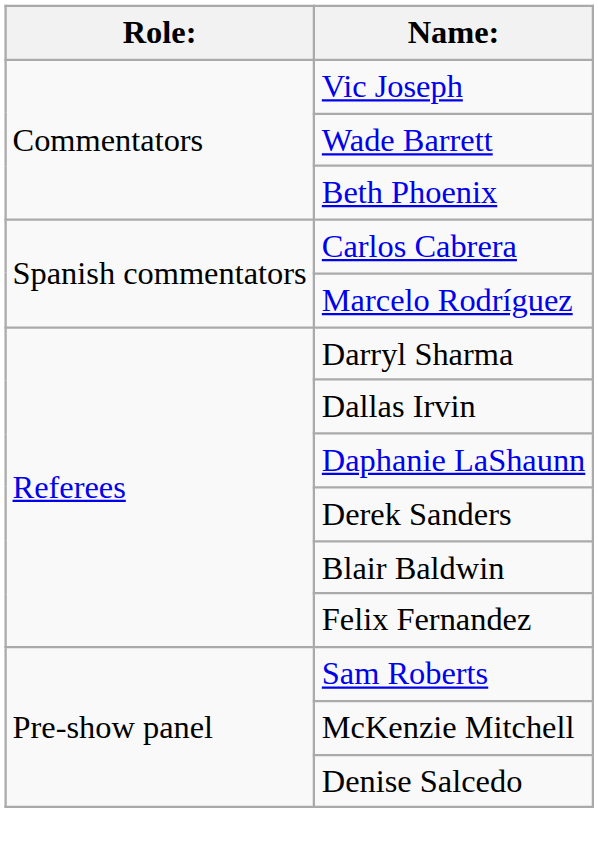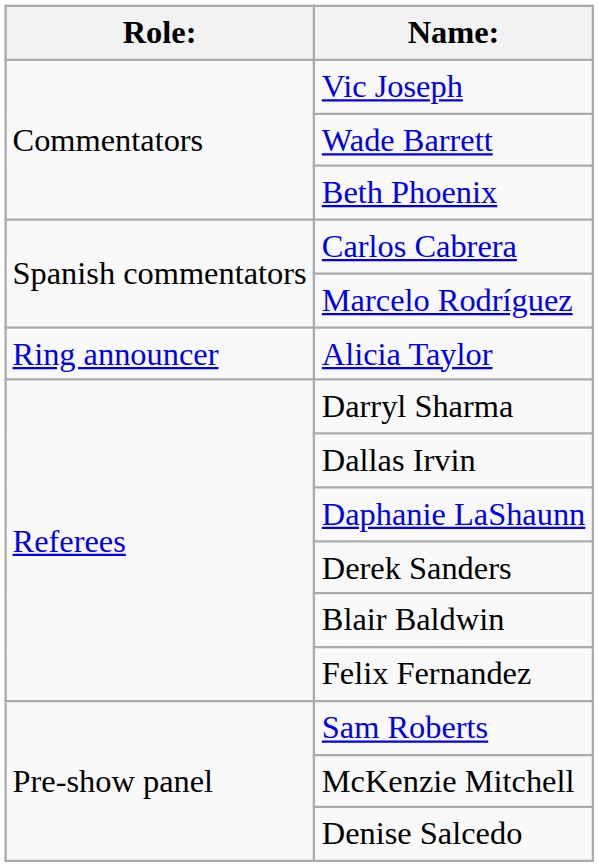+ row: (407, 353)
